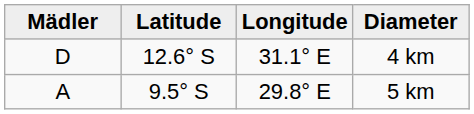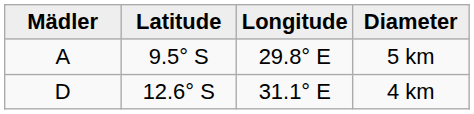rows swapped: (411, 91) <-> (411, 56)
